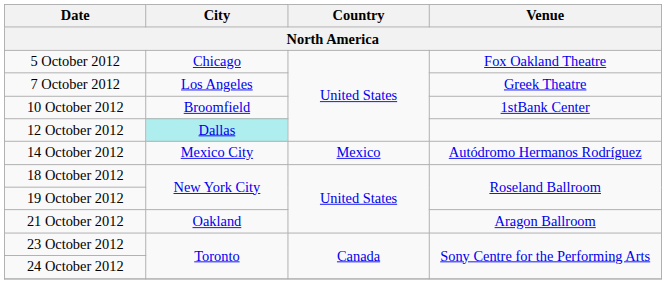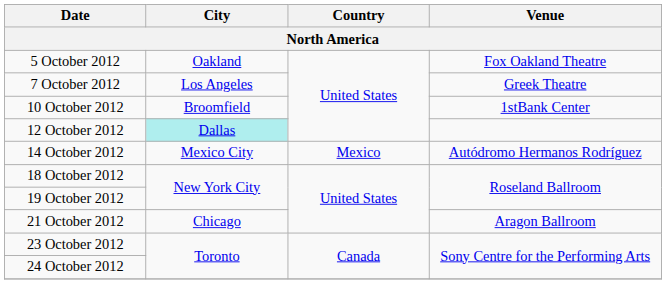(217, 61) Chicago -> (217, 61) Oakland
(217, 221) Oakland -> (217, 221) Chicago
